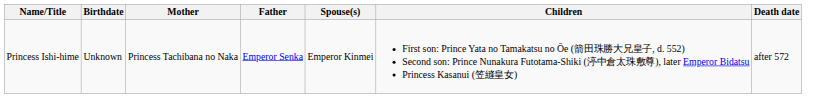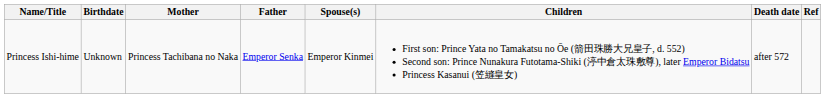+ column: (811, 12)
